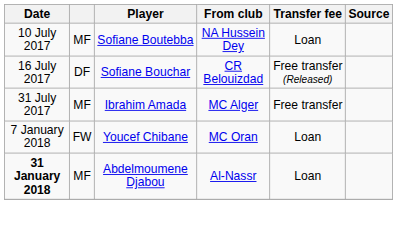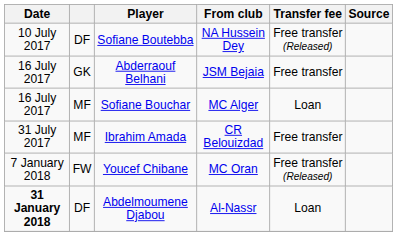(82, 39) MF -> (82, 39) DF
(308, 39) Loan -> (308, 39) Free transfer (Released)
+ row: (145, 72)
(82, 72) DF -> (82, 104) MF
(233, 72) CR Belouizdad -> (233, 104) MC Alger
(308, 71) Free transfer (Released) -> (308, 104) Loan
(233, 104) MC Alger -> (233, 137) CR Belouizdad
(308, 137) Loan -> (308, 169) Free transfer (Released)
(82, 176) MF -> (82, 208) DF
